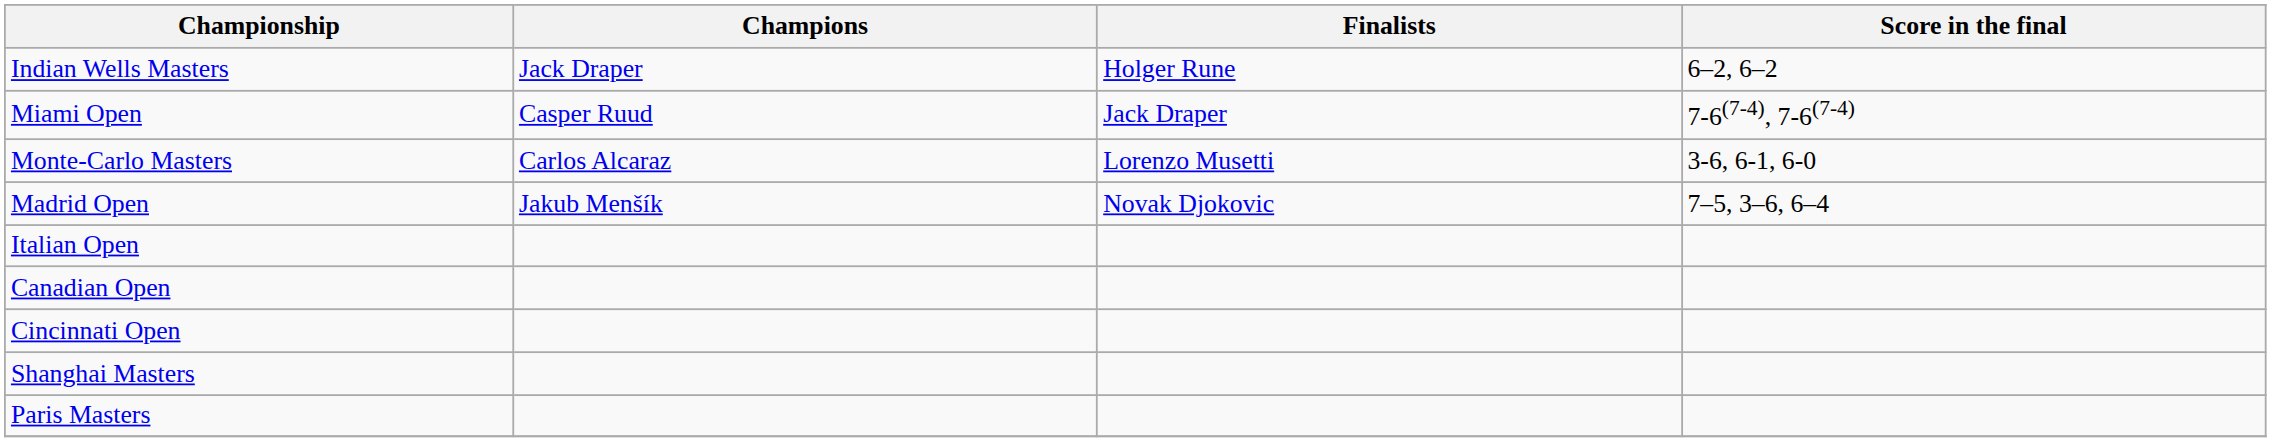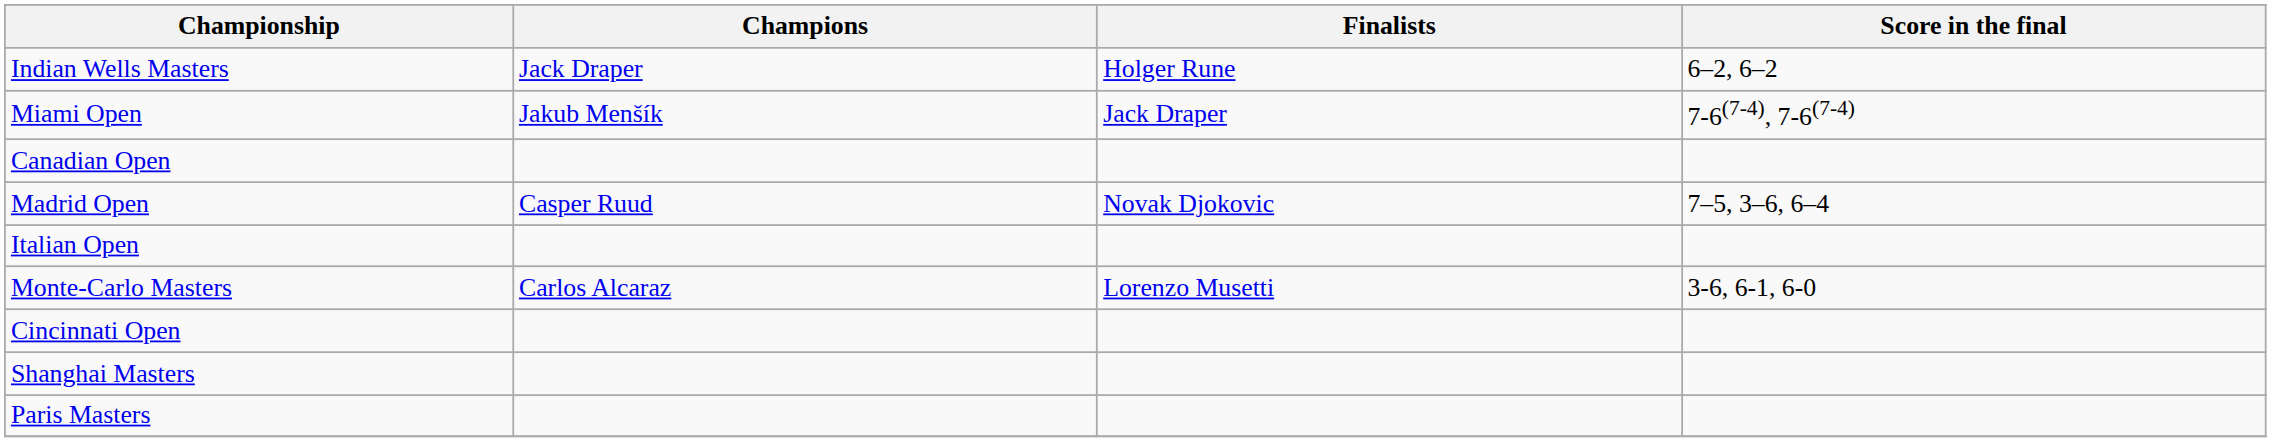(586, 114) Casper Ruud -> (591, 114) Jakub Menšík
rows swapped: (121, 160) <-> (91, 288)
(591, 202) Jakub Menšík -> (586, 202) Casper Ruud
